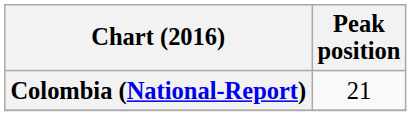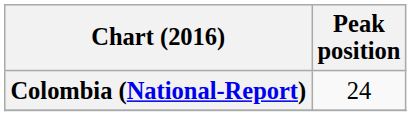(359, 90) 21 -> (359, 90) 24
